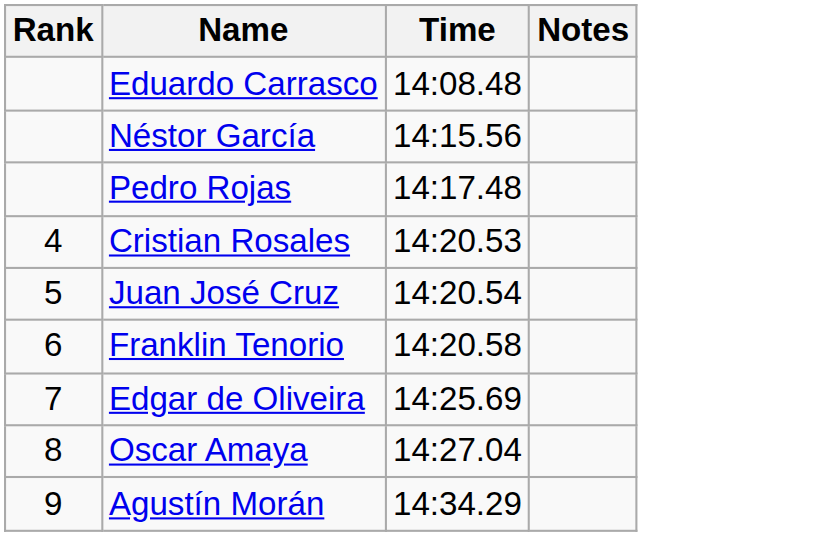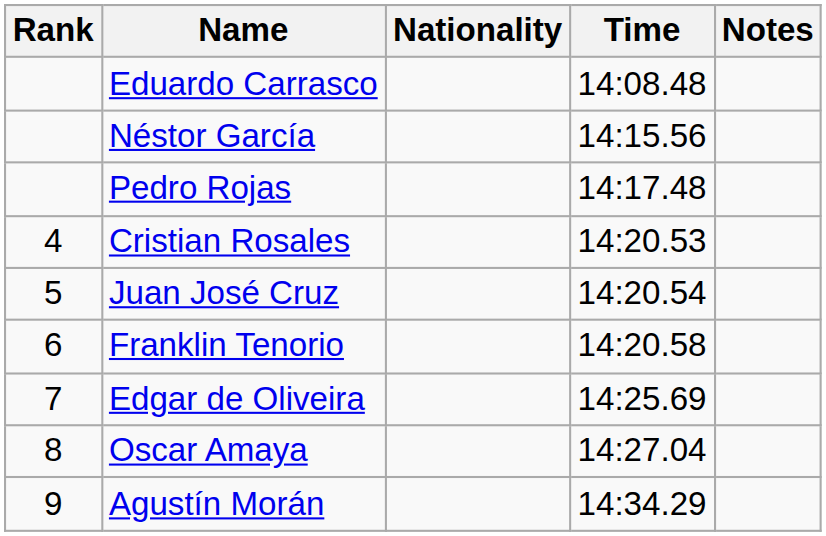+ column: (478, 30)
